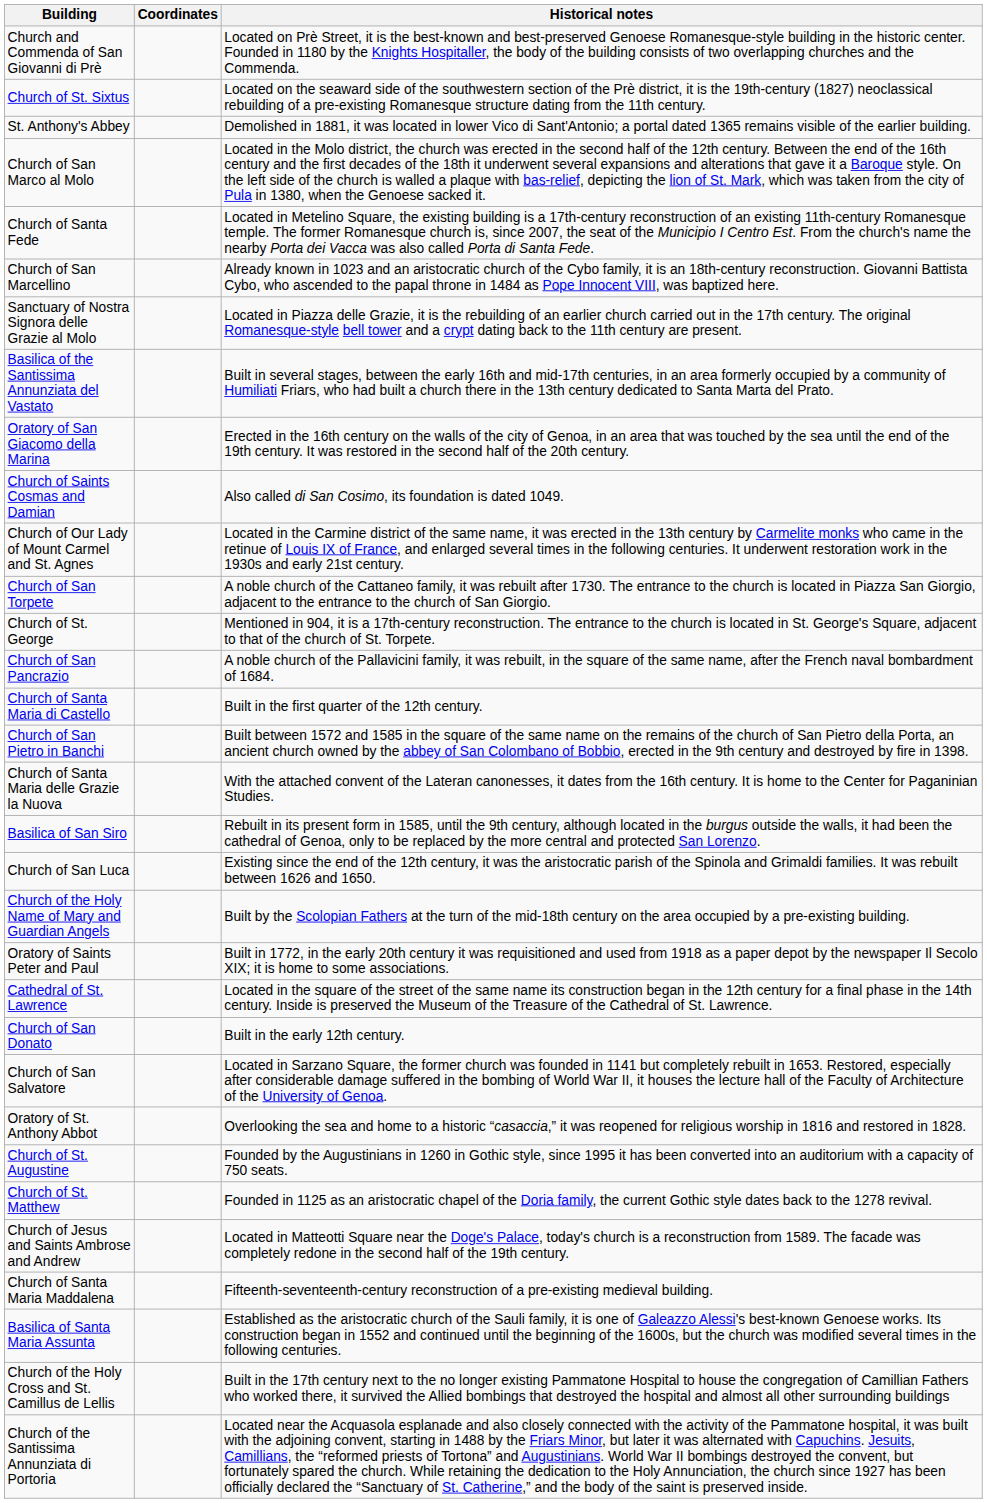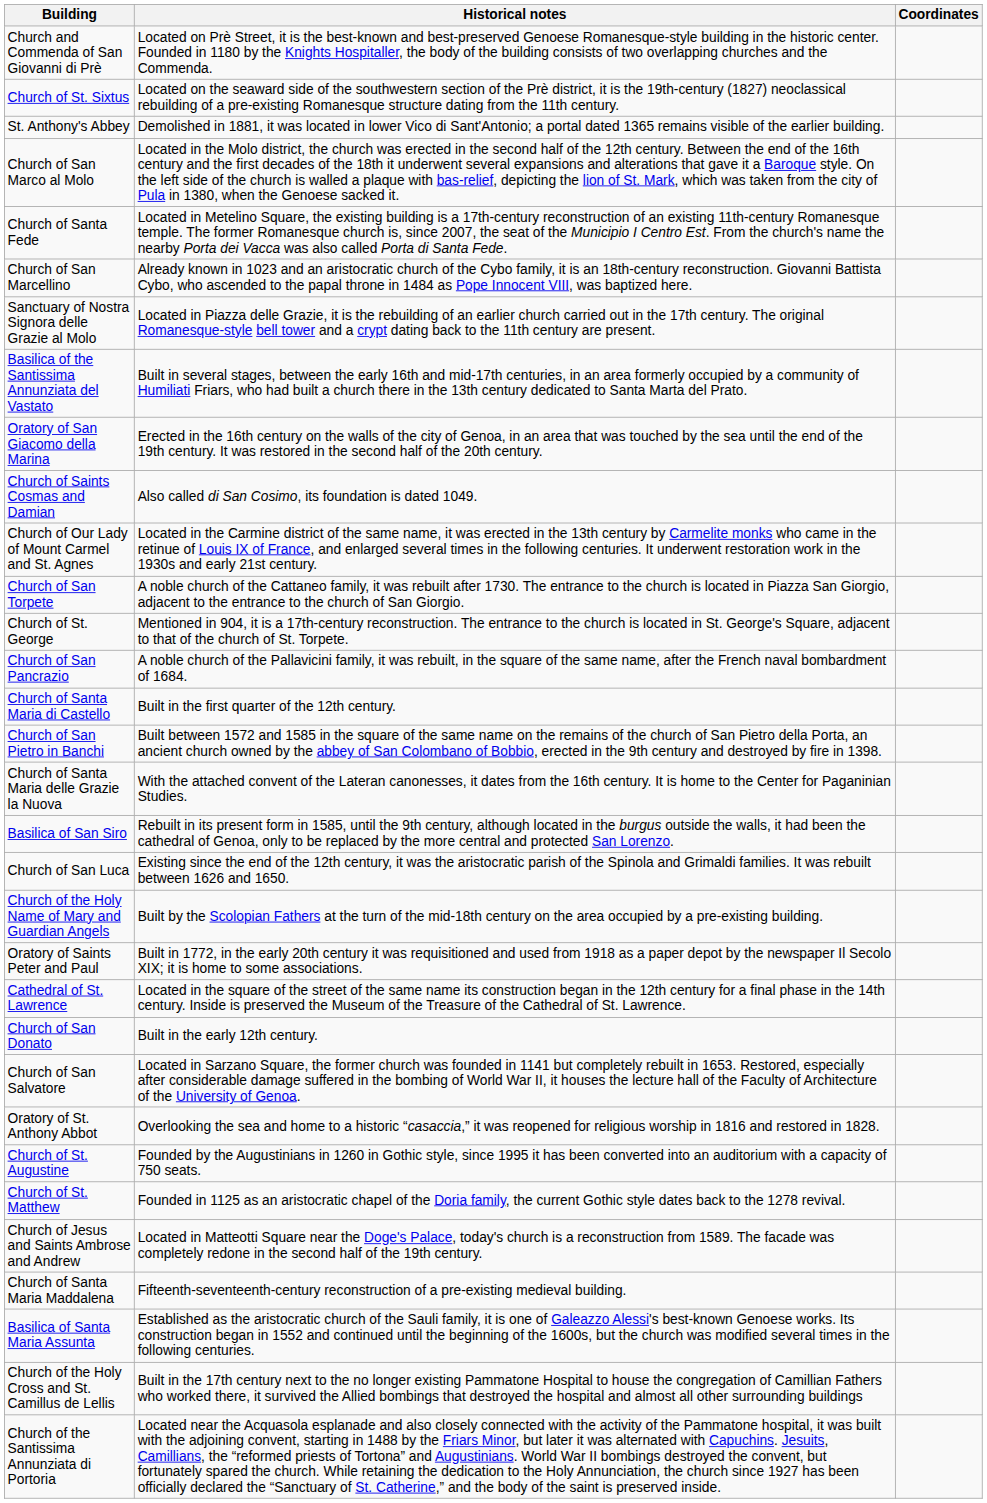columns swapped: (178, 15) <-> (601, 15)
